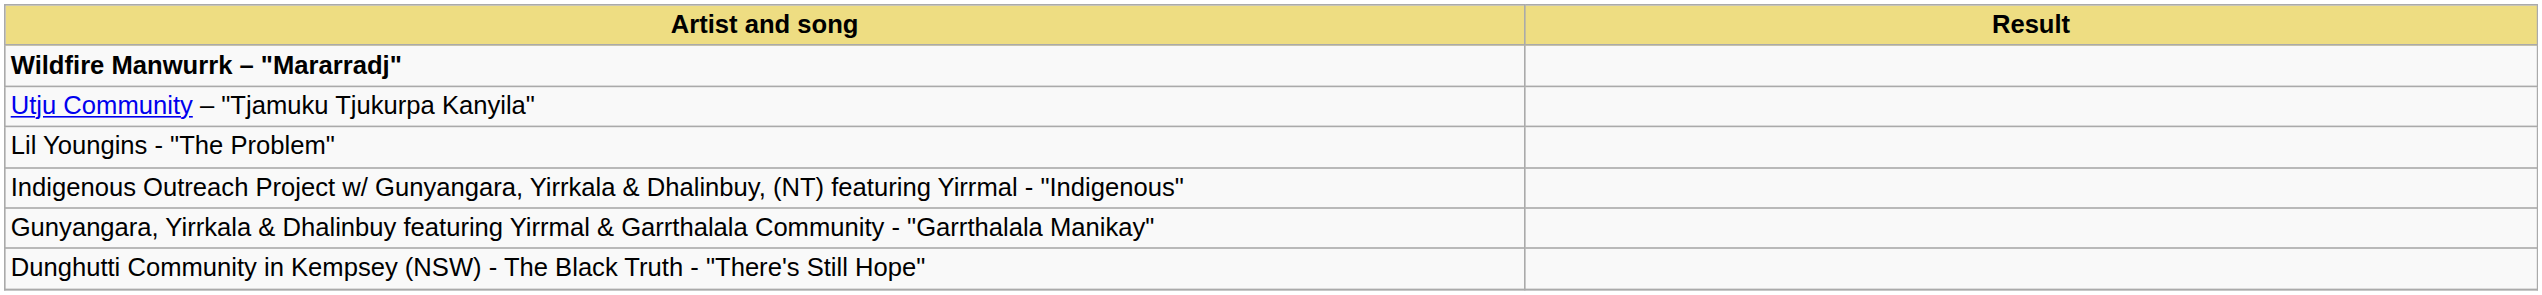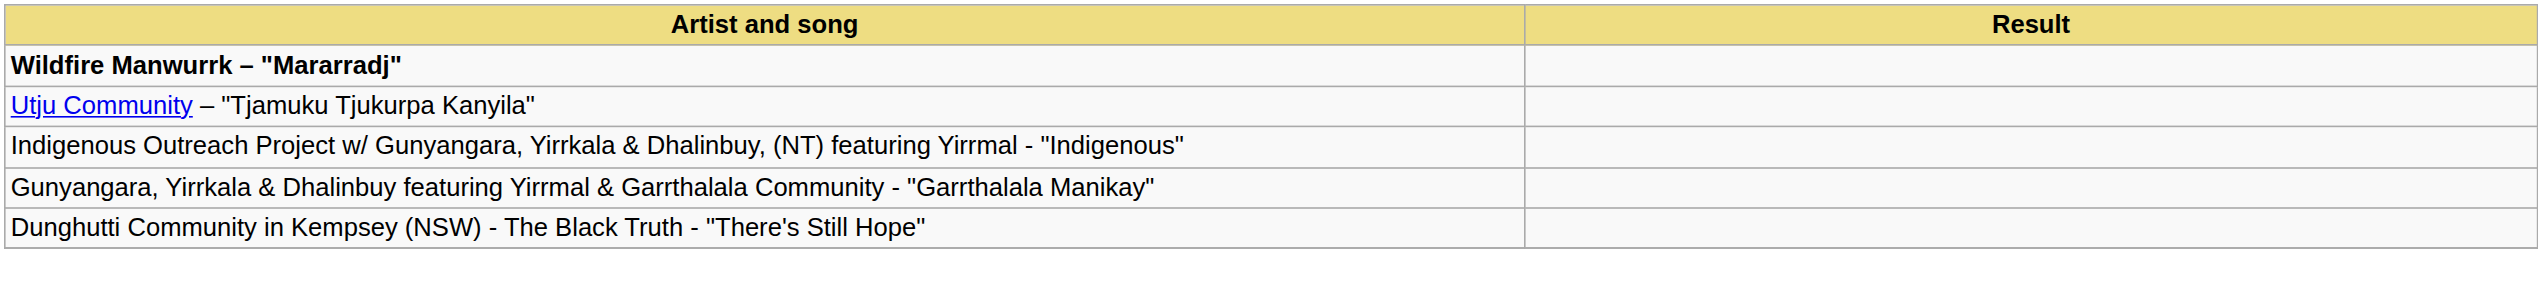- row: (173, 146)
